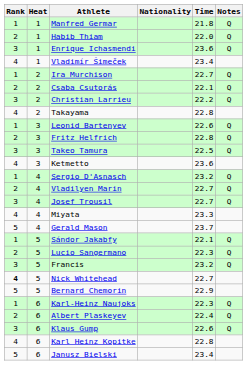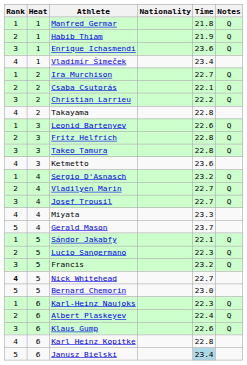(204, 36) 22.0 -> (204, 36) 21.9
(204, 150) 22.5 -> (204, 150) 22.8
(204, 290) 22.9 -> (204, 290) 23.0
(204, 354) no background -> (204, 354) lightblue background
